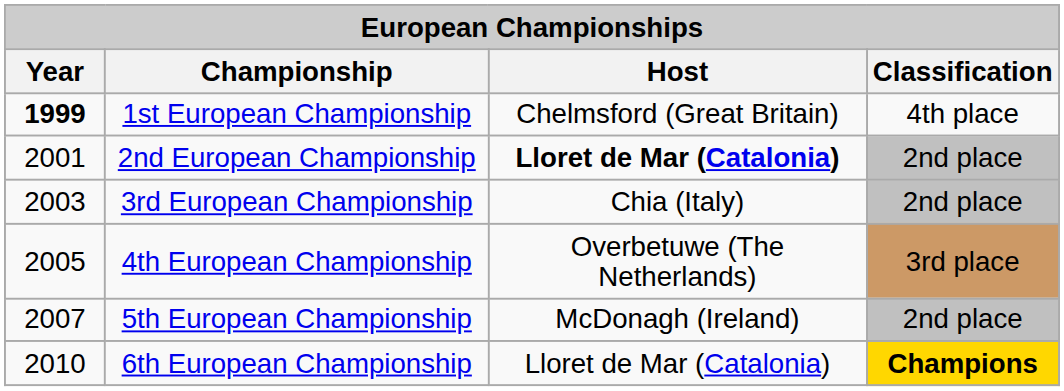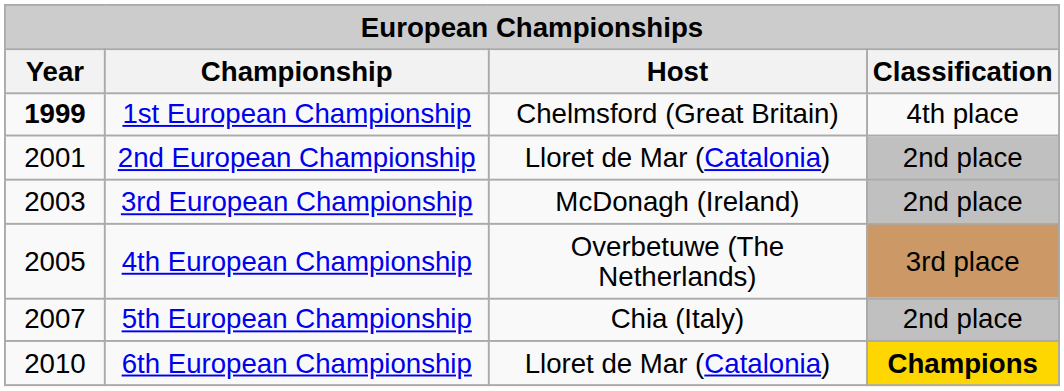(677, 158) bold -> (677, 158) normal
(677, 202) Chia (Italy) -> (677, 202) McDonagh (Ireland)
(677, 320) McDonagh (Ireland) -> (677, 320) Chia (Italy)
